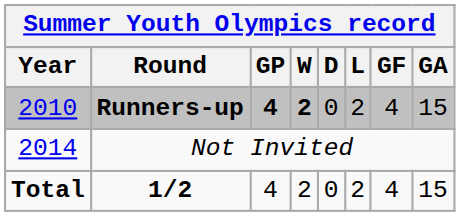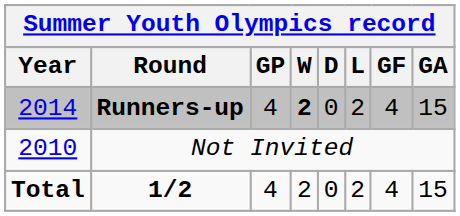(48, 108) 2010 -> (48, 108) 2014
(270, 108) bold -> (270, 108) normal
(48, 149) 2014 -> (48, 149) 2010
